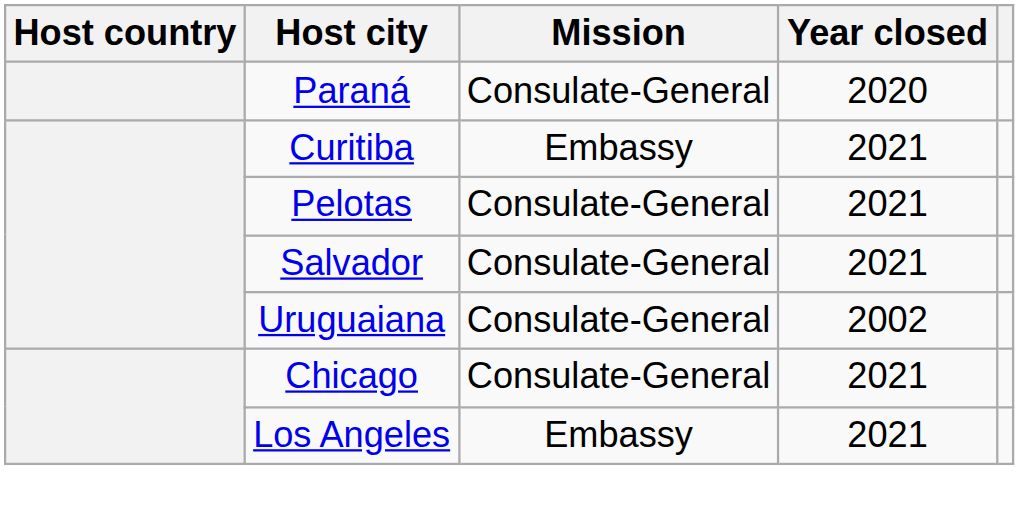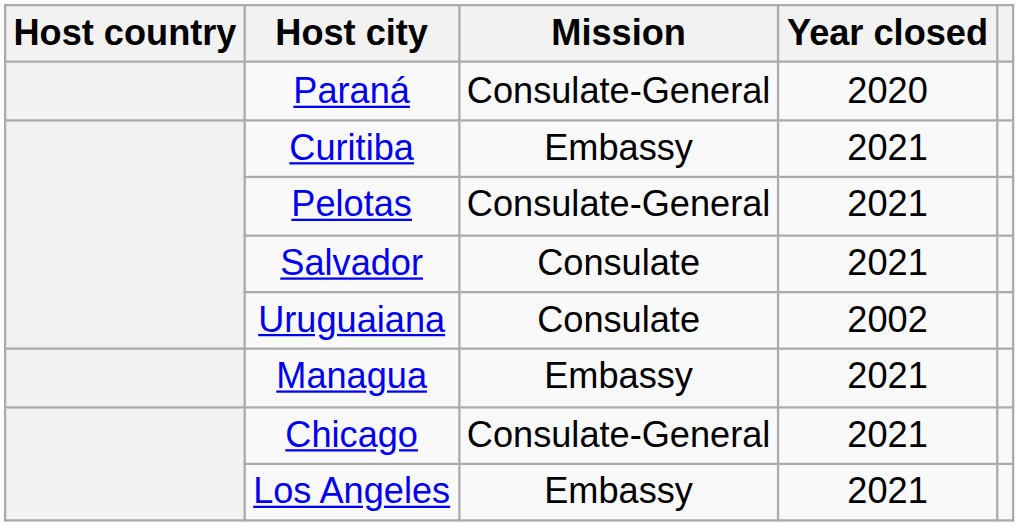(619, 262) Consulate-General -> (619, 262) Consulate
(619, 319) Consulate-General -> (619, 319) Consulate
+ row: (352, 377)
